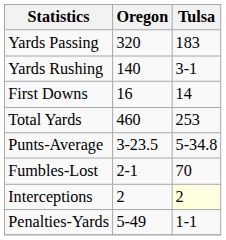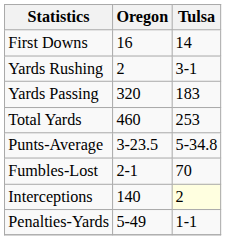rows swapped: (48, 94) <-> (53, 42)
(128, 68) 140 -> (120, 68) 2
(120, 196) 2 -> (128, 196) 140
